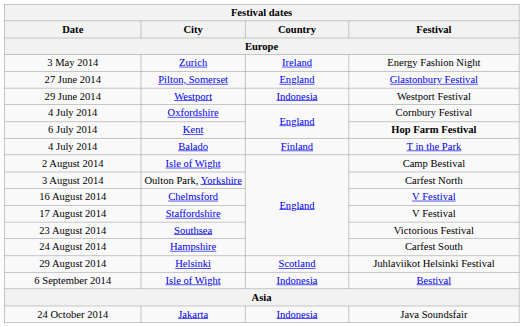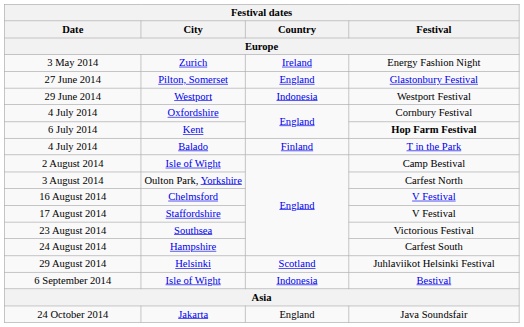(297, 314) Indonesia -> (297, 314) England
